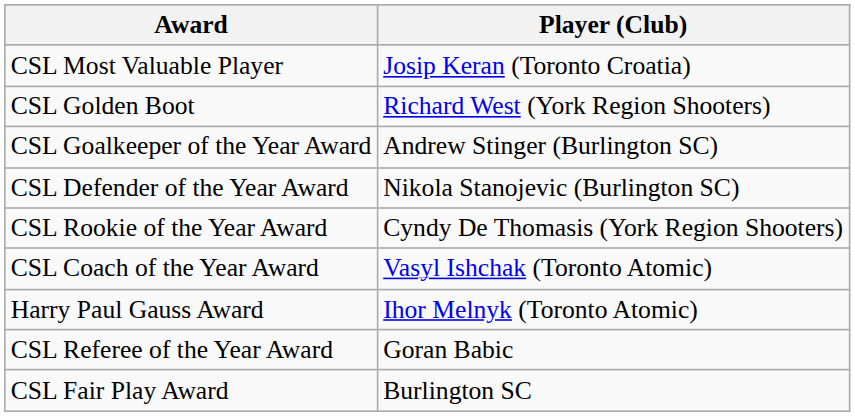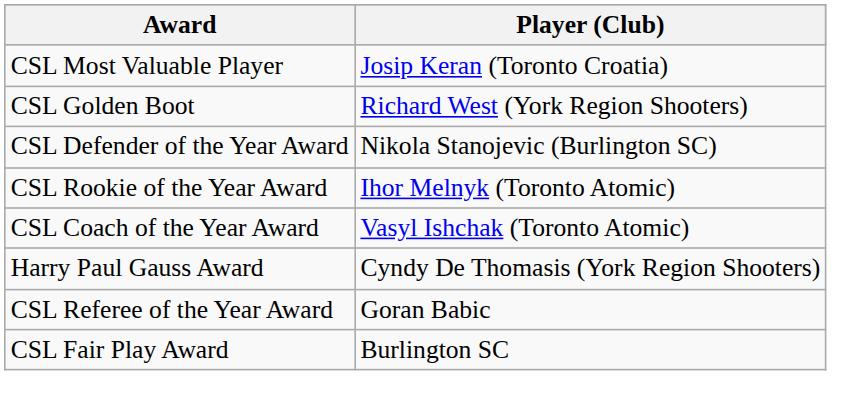- row: (191, 146)
(613, 227) Cyndy De Thomasis (York Region Shooters) -> (518, 187) Ihor Melnyk (Toronto Atomic)
(541, 308) Ihor Melnyk (Toronto Atomic) -> (590, 268) Cyndy De Thomasis (York Region Shooters)
